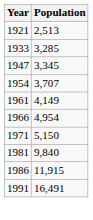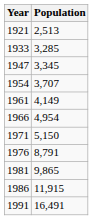+ row: (18, 153)
(46, 153) 9,840 -> (46, 170) 9,865
